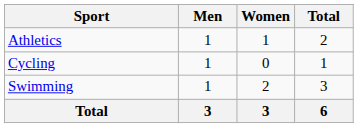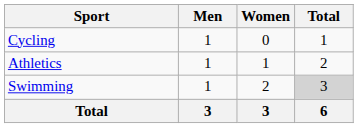rows swapped: (35, 39) <-> (31, 63)
(324, 87) no background -> (324, 87) lightgrey background
